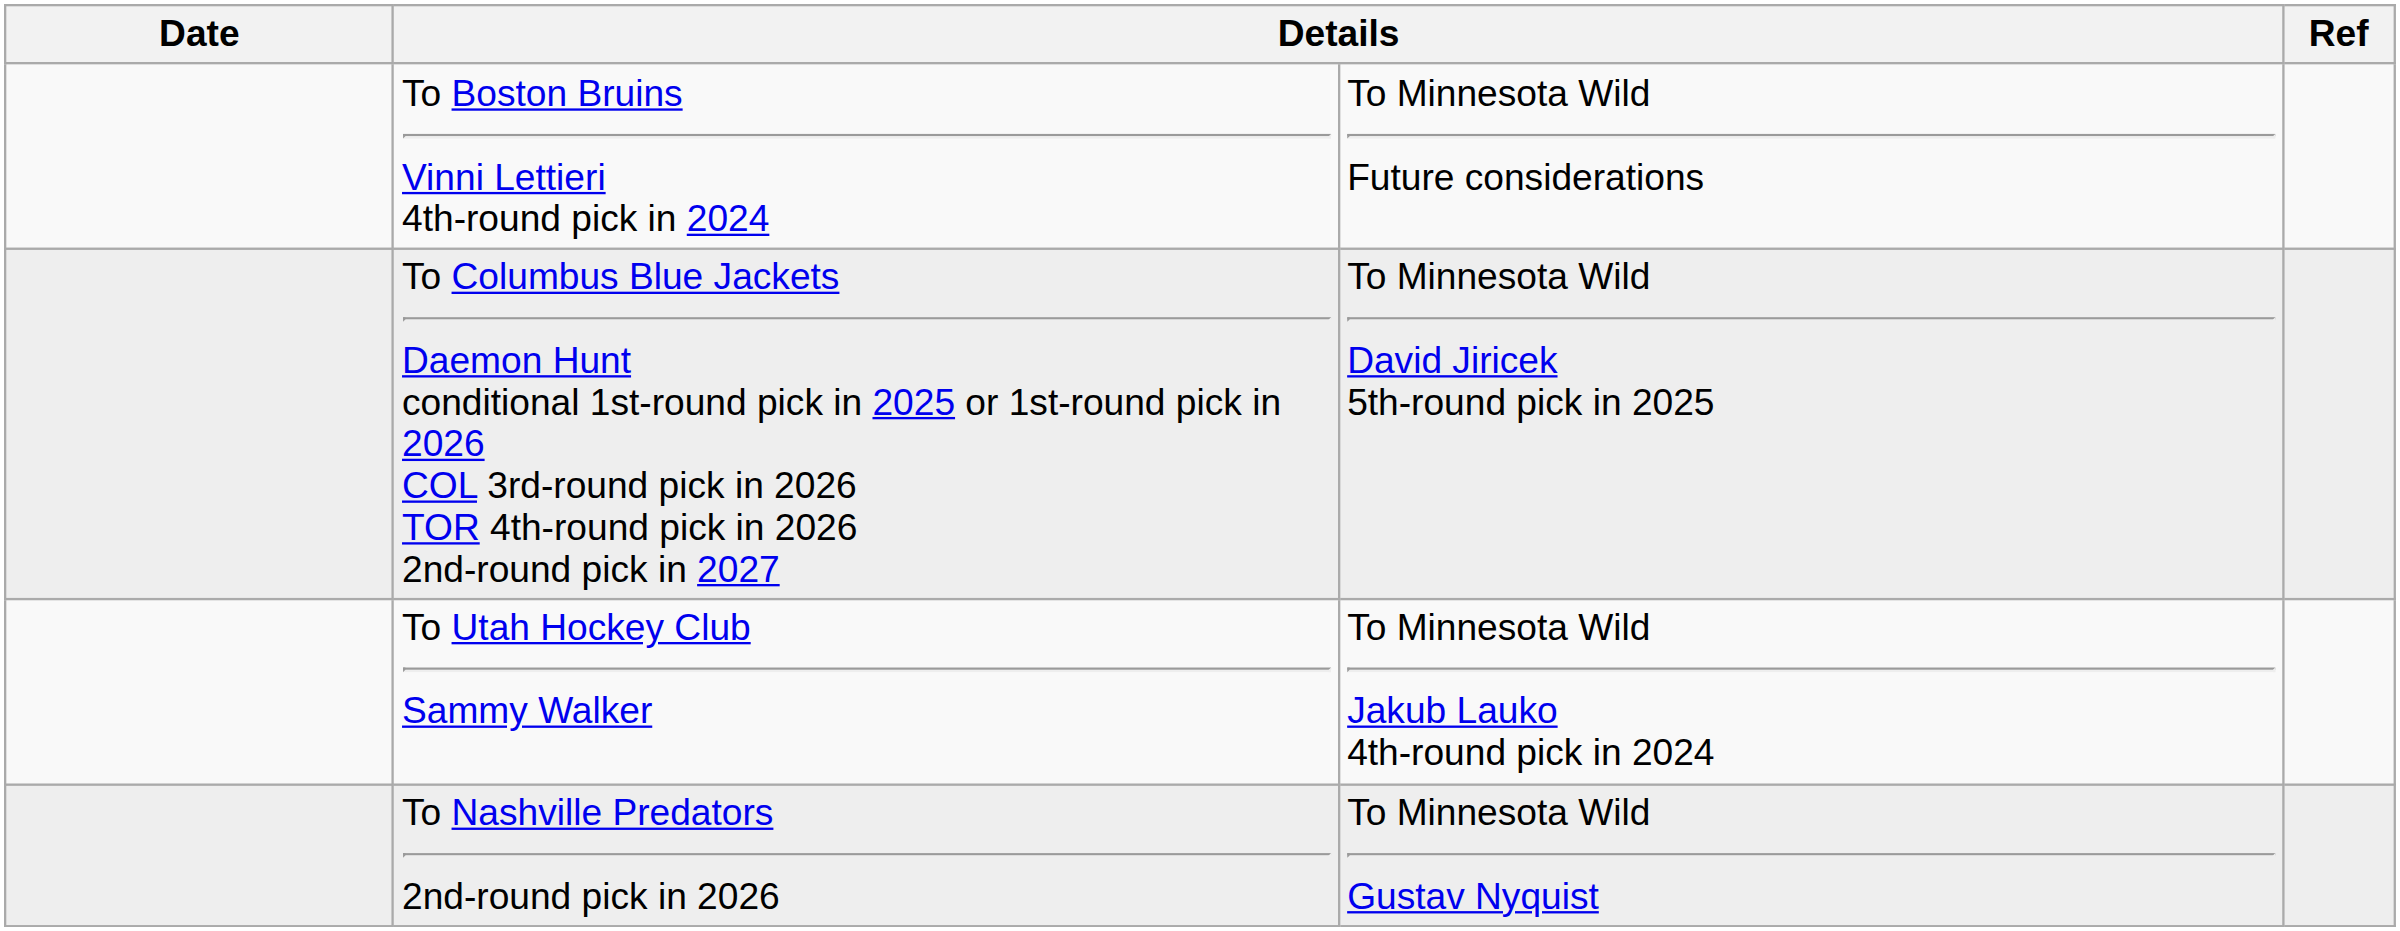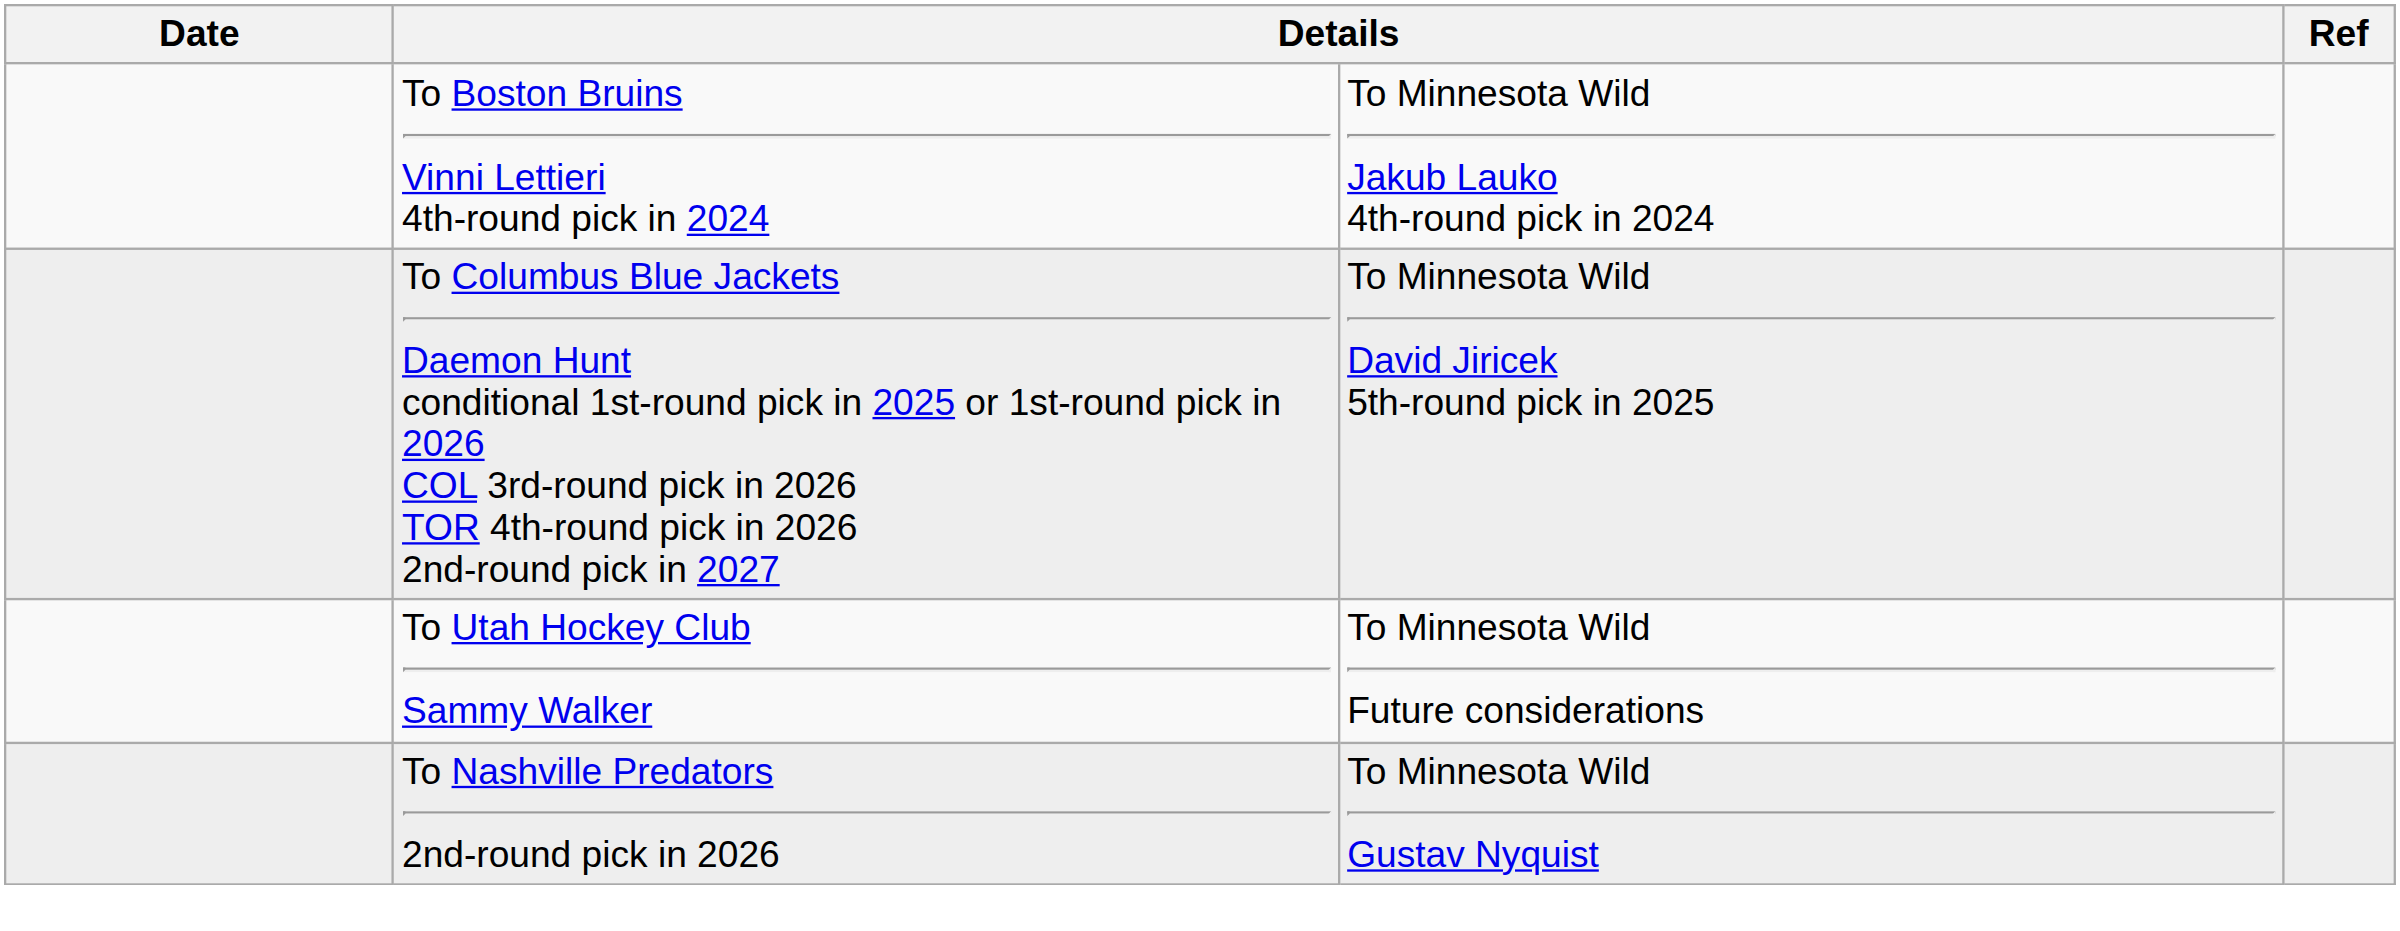(1811, 134) To Minnesota Wild Future considerations -> (1811, 155) To Minnesota Wild Jakub Lauko 4th-round pick in 2024
(1811, 690) To Minnesota Wild Jakub Lauko 4th-round pick in 2024 -> (1811, 669) To Minnesota Wild Future considerations
